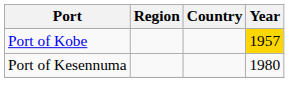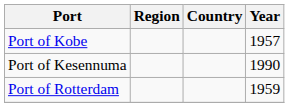(265, 41) gold background -> (265, 41) no background
(265, 65) 1980 -> (265, 65) 1990
+ row: (63, 89)
